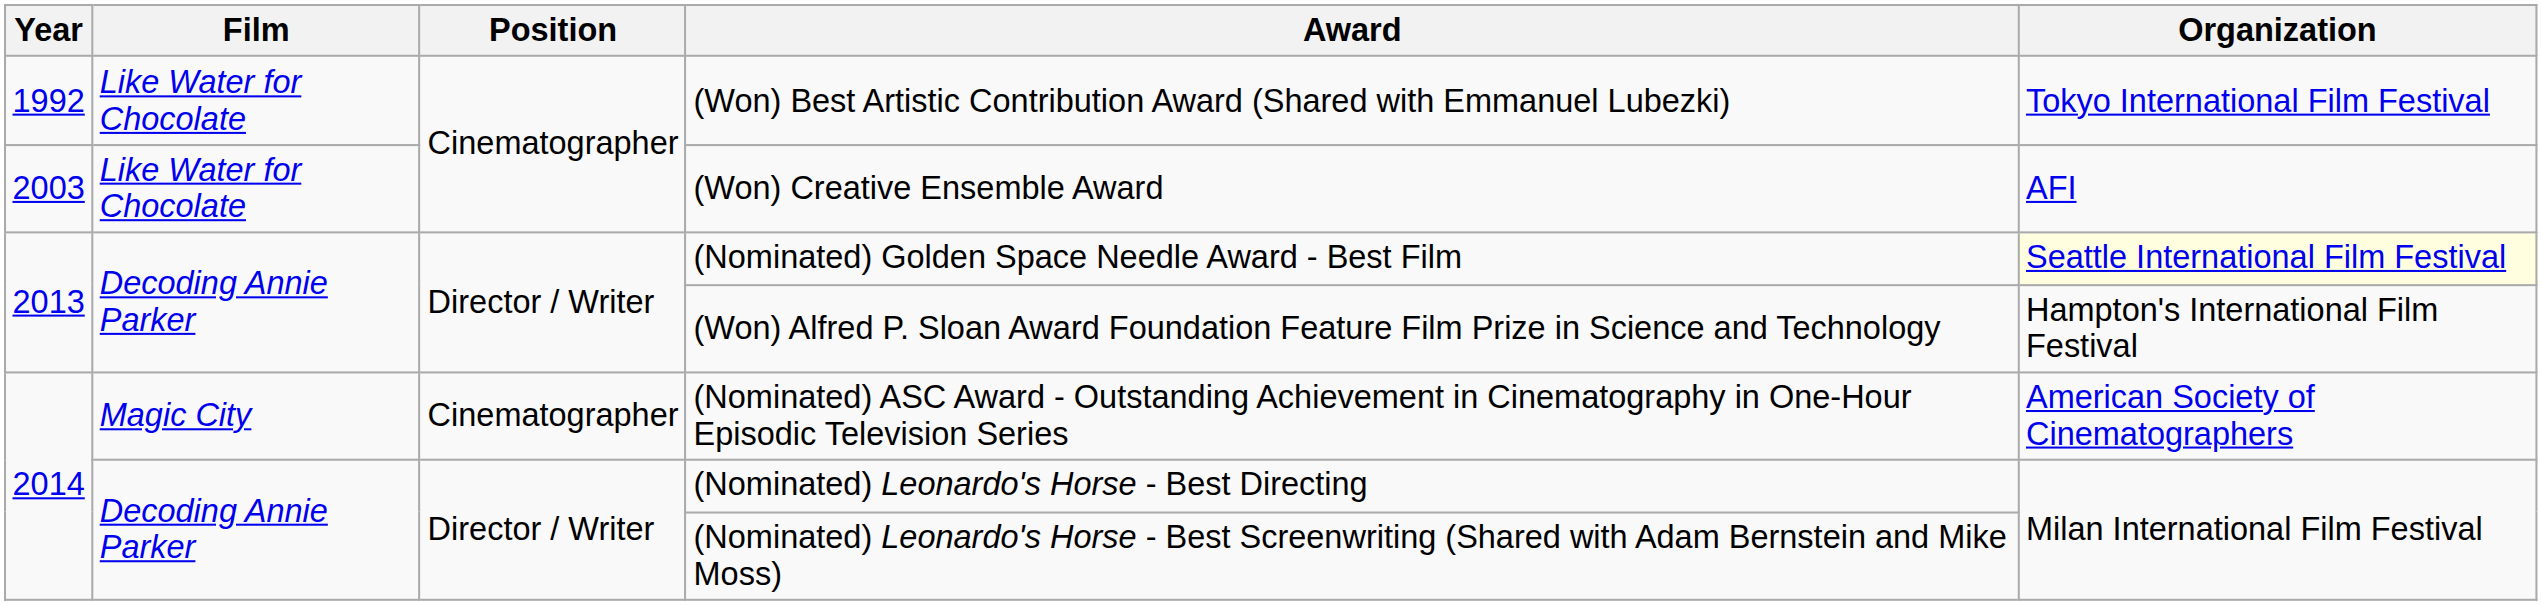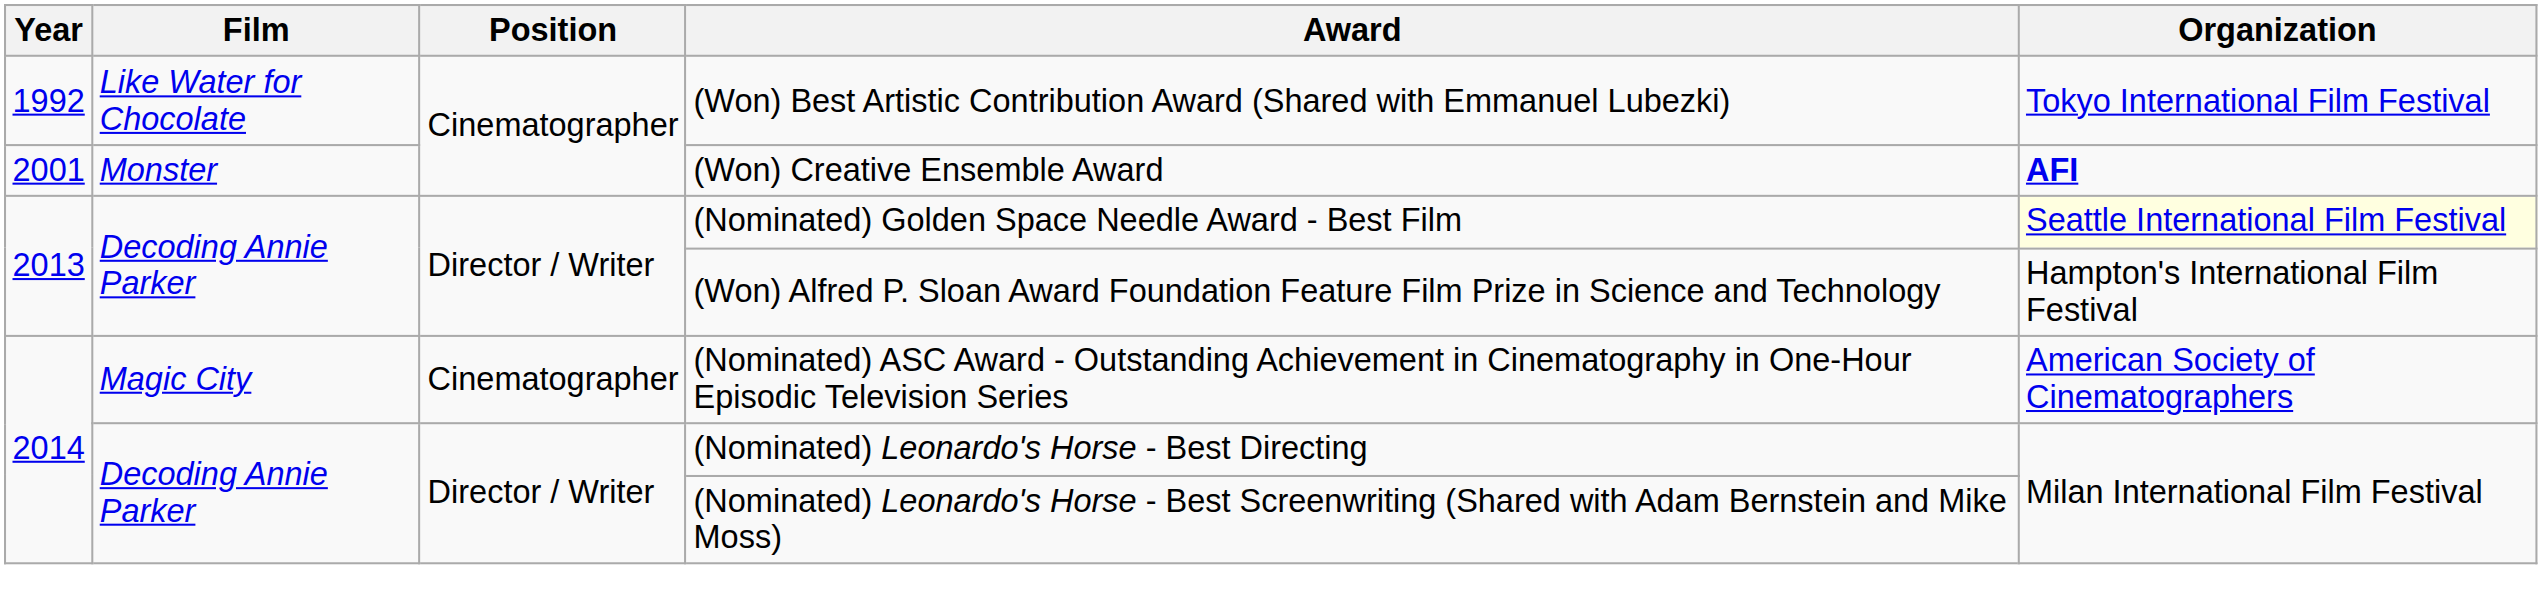(49, 188) 2003 -> (49, 169) 2001
(201, 188) Like Water for Chocolate -> (158, 169) Monster
(2051, 188) normal -> (2052, 169) bold
